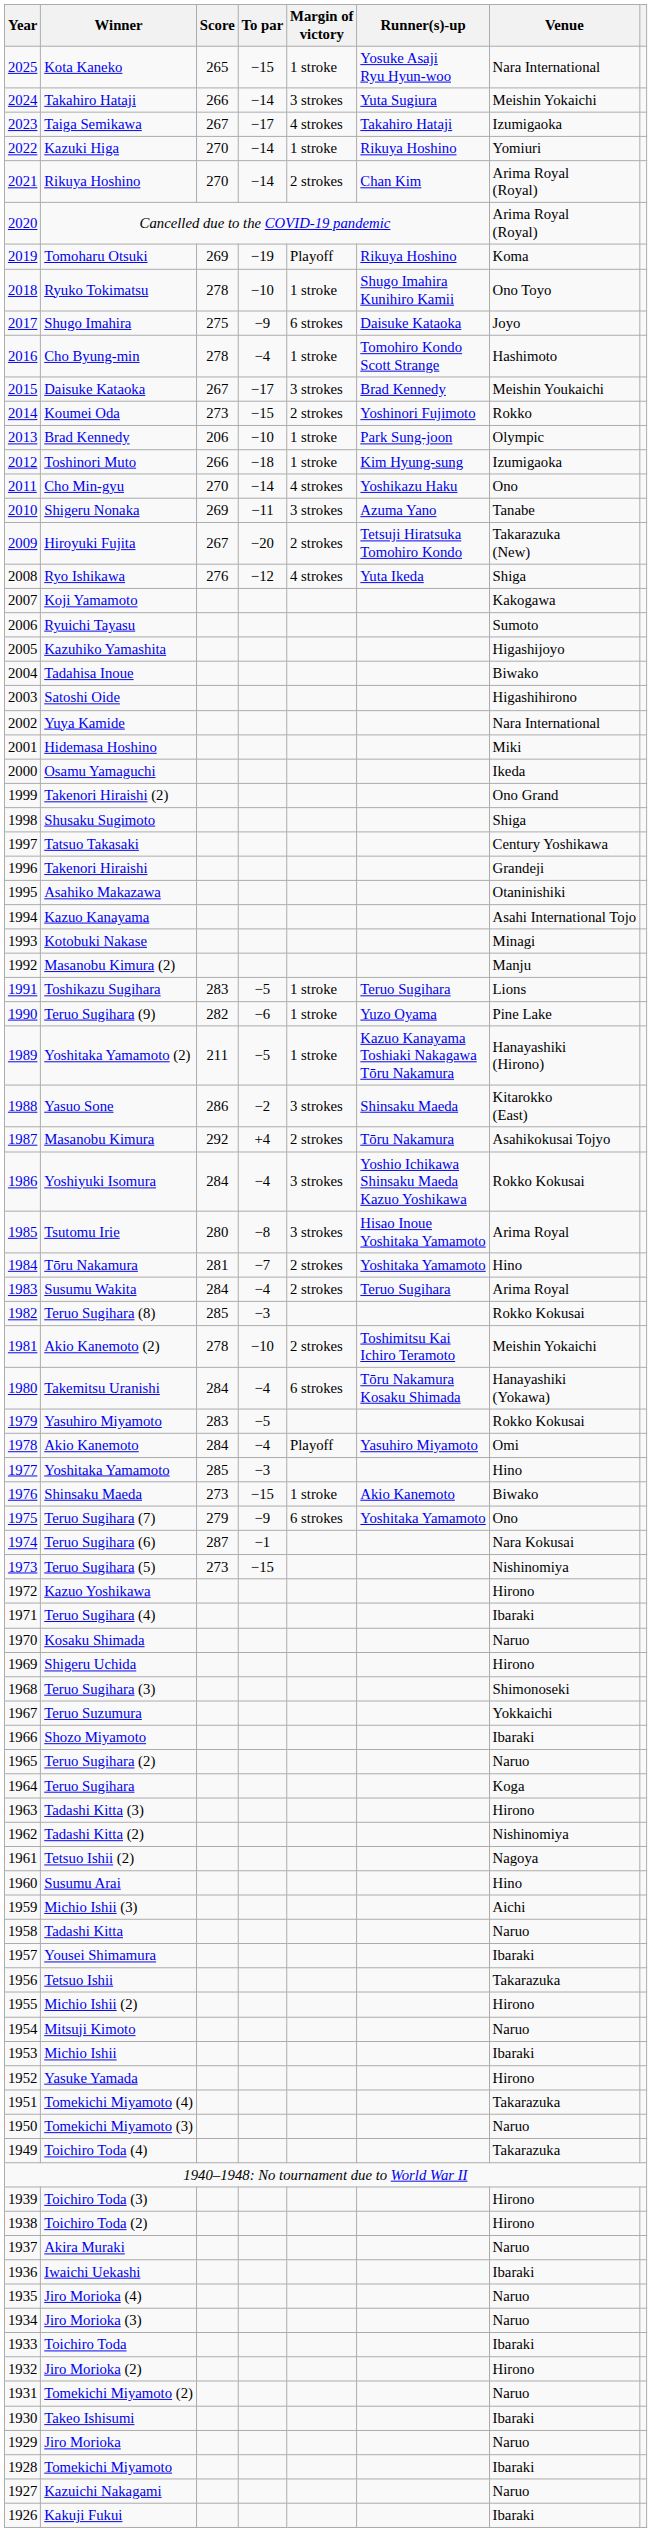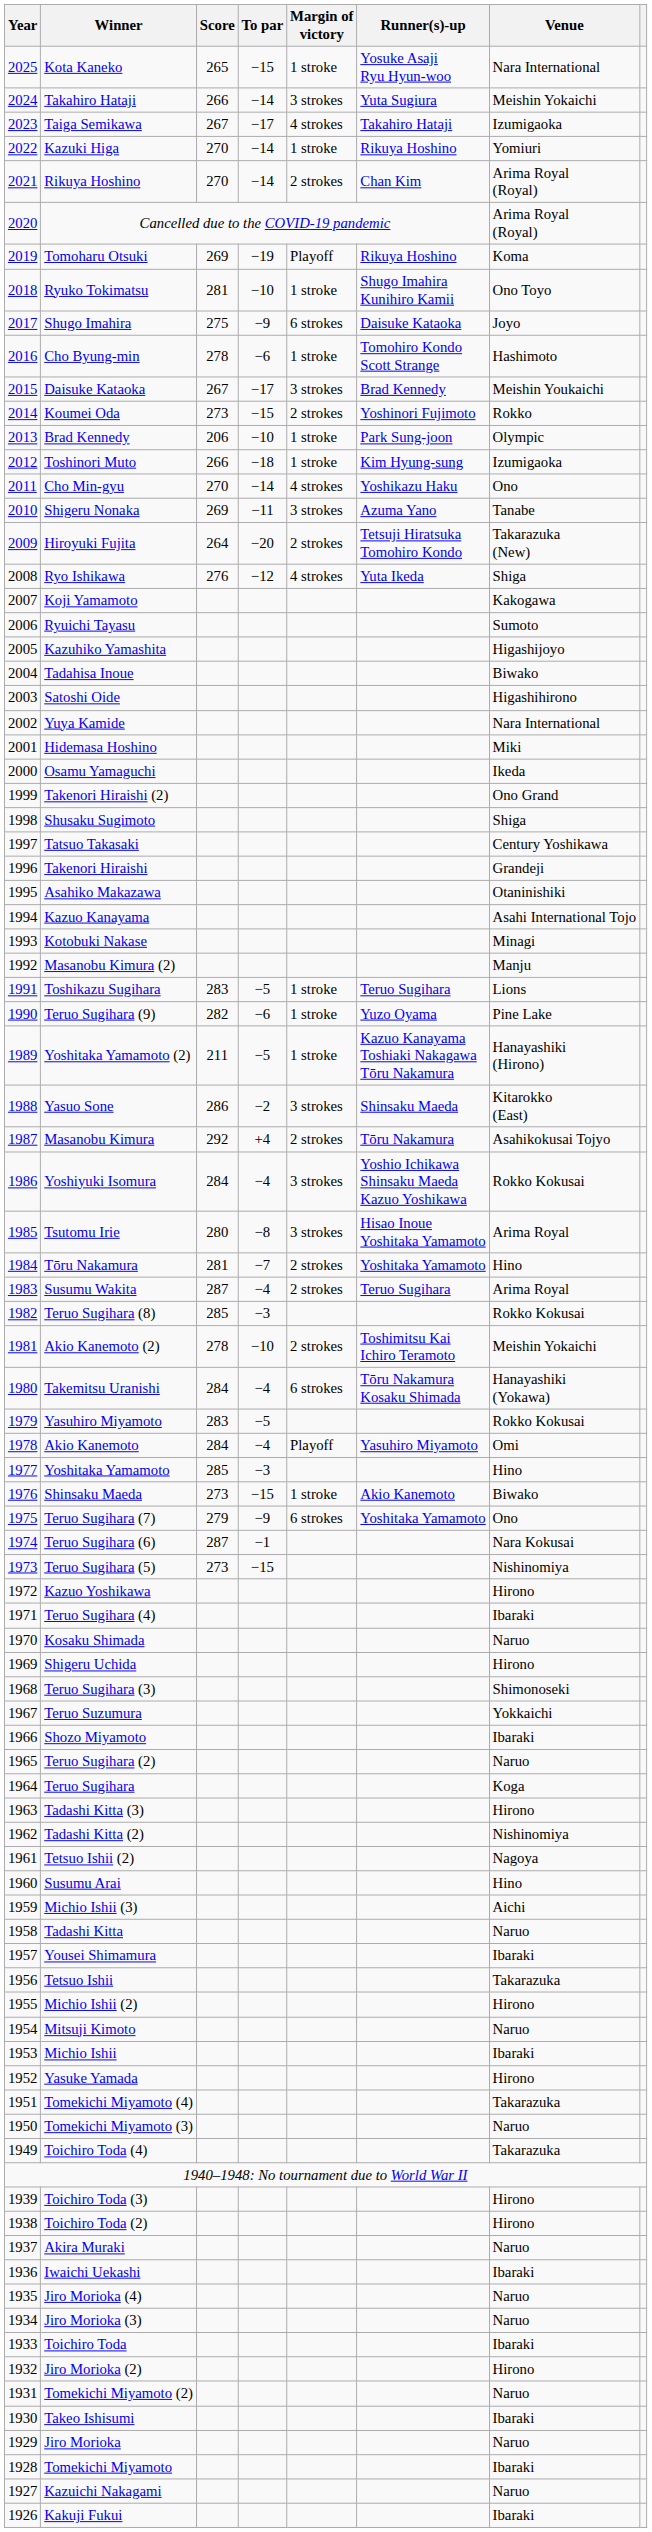(217, 289) 278 -> (217, 289) 281
(262, 355) −4 -> (262, 355) −6
(217, 543) 267 -> (217, 543) 264
(217, 1289) 284 -> (217, 1289) 287
